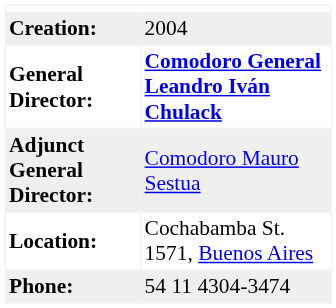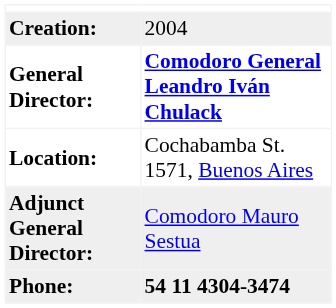rows swapped: (51, 169) <-> (53, 240)
(217, 286) normal -> (217, 286) bold
